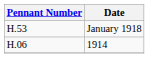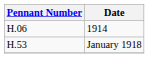rows swapped: (97, 45) <-> (114, 28)
